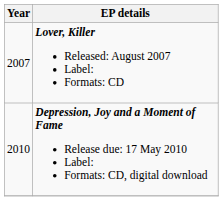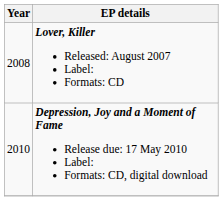(19, 62) 2007 -> (19, 62) 2008
